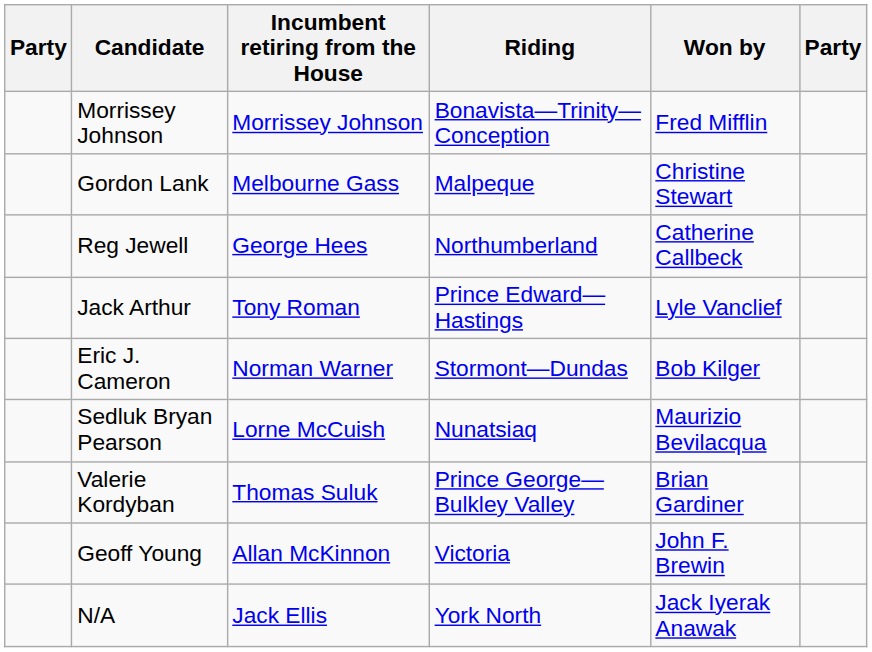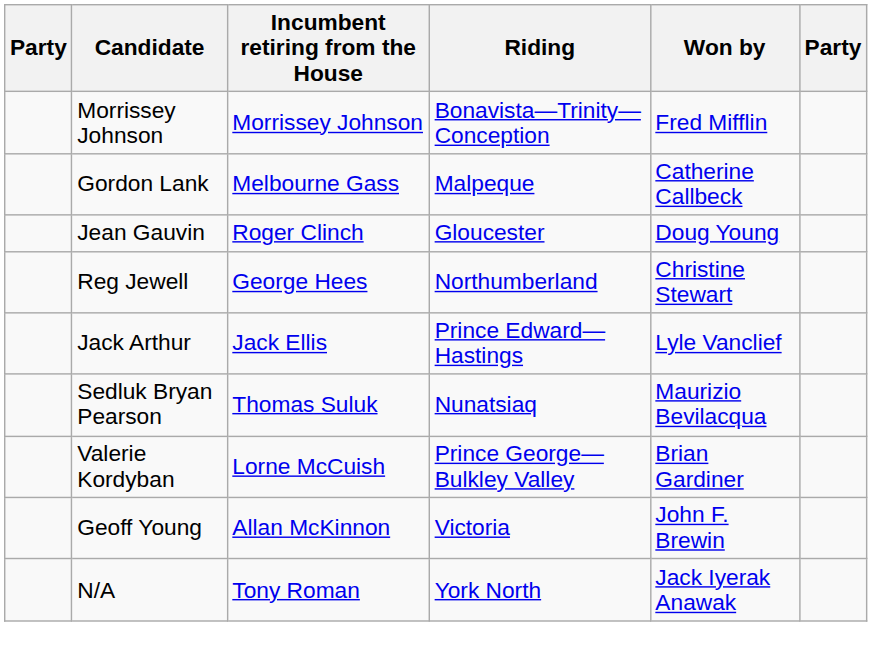(700, 184) Christine Stewart -> (705, 184) Catherine Callbeck
+ row: (141, 232)
(705, 245) Catherine Callbeck -> (700, 281) Christine Stewart
(296, 307) Tony Roman -> (280, 343) Jack Ellis
- row: (124, 368)
(309, 430) Lorne McCuish -> (305, 404) Thomas Suluk
(305, 492) Thomas Suluk -> (309, 466) Lorne McCuish
(280, 615) Jack Ellis -> (296, 589) Tony Roman
